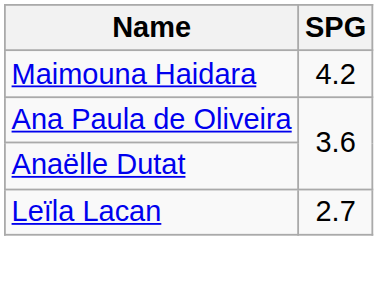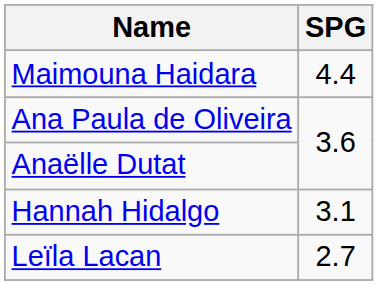(336, 73) 4.2 -> (336, 73) 4.4
+ row: (115, 211)
